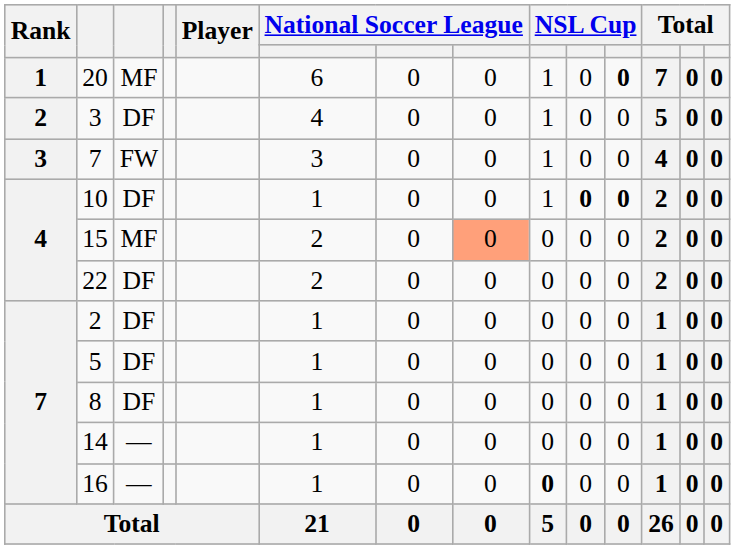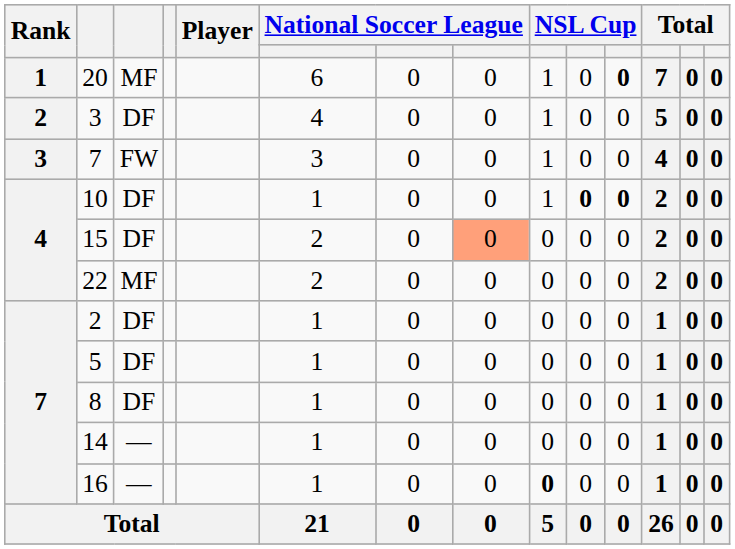(139, 239) MF -> (139, 239) DF
(139, 280) DF -> (139, 280) MF
